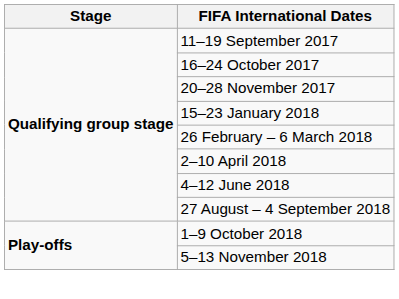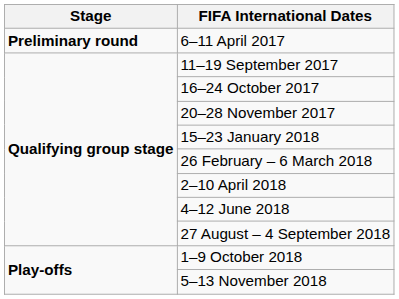+ row: (233, 40)
